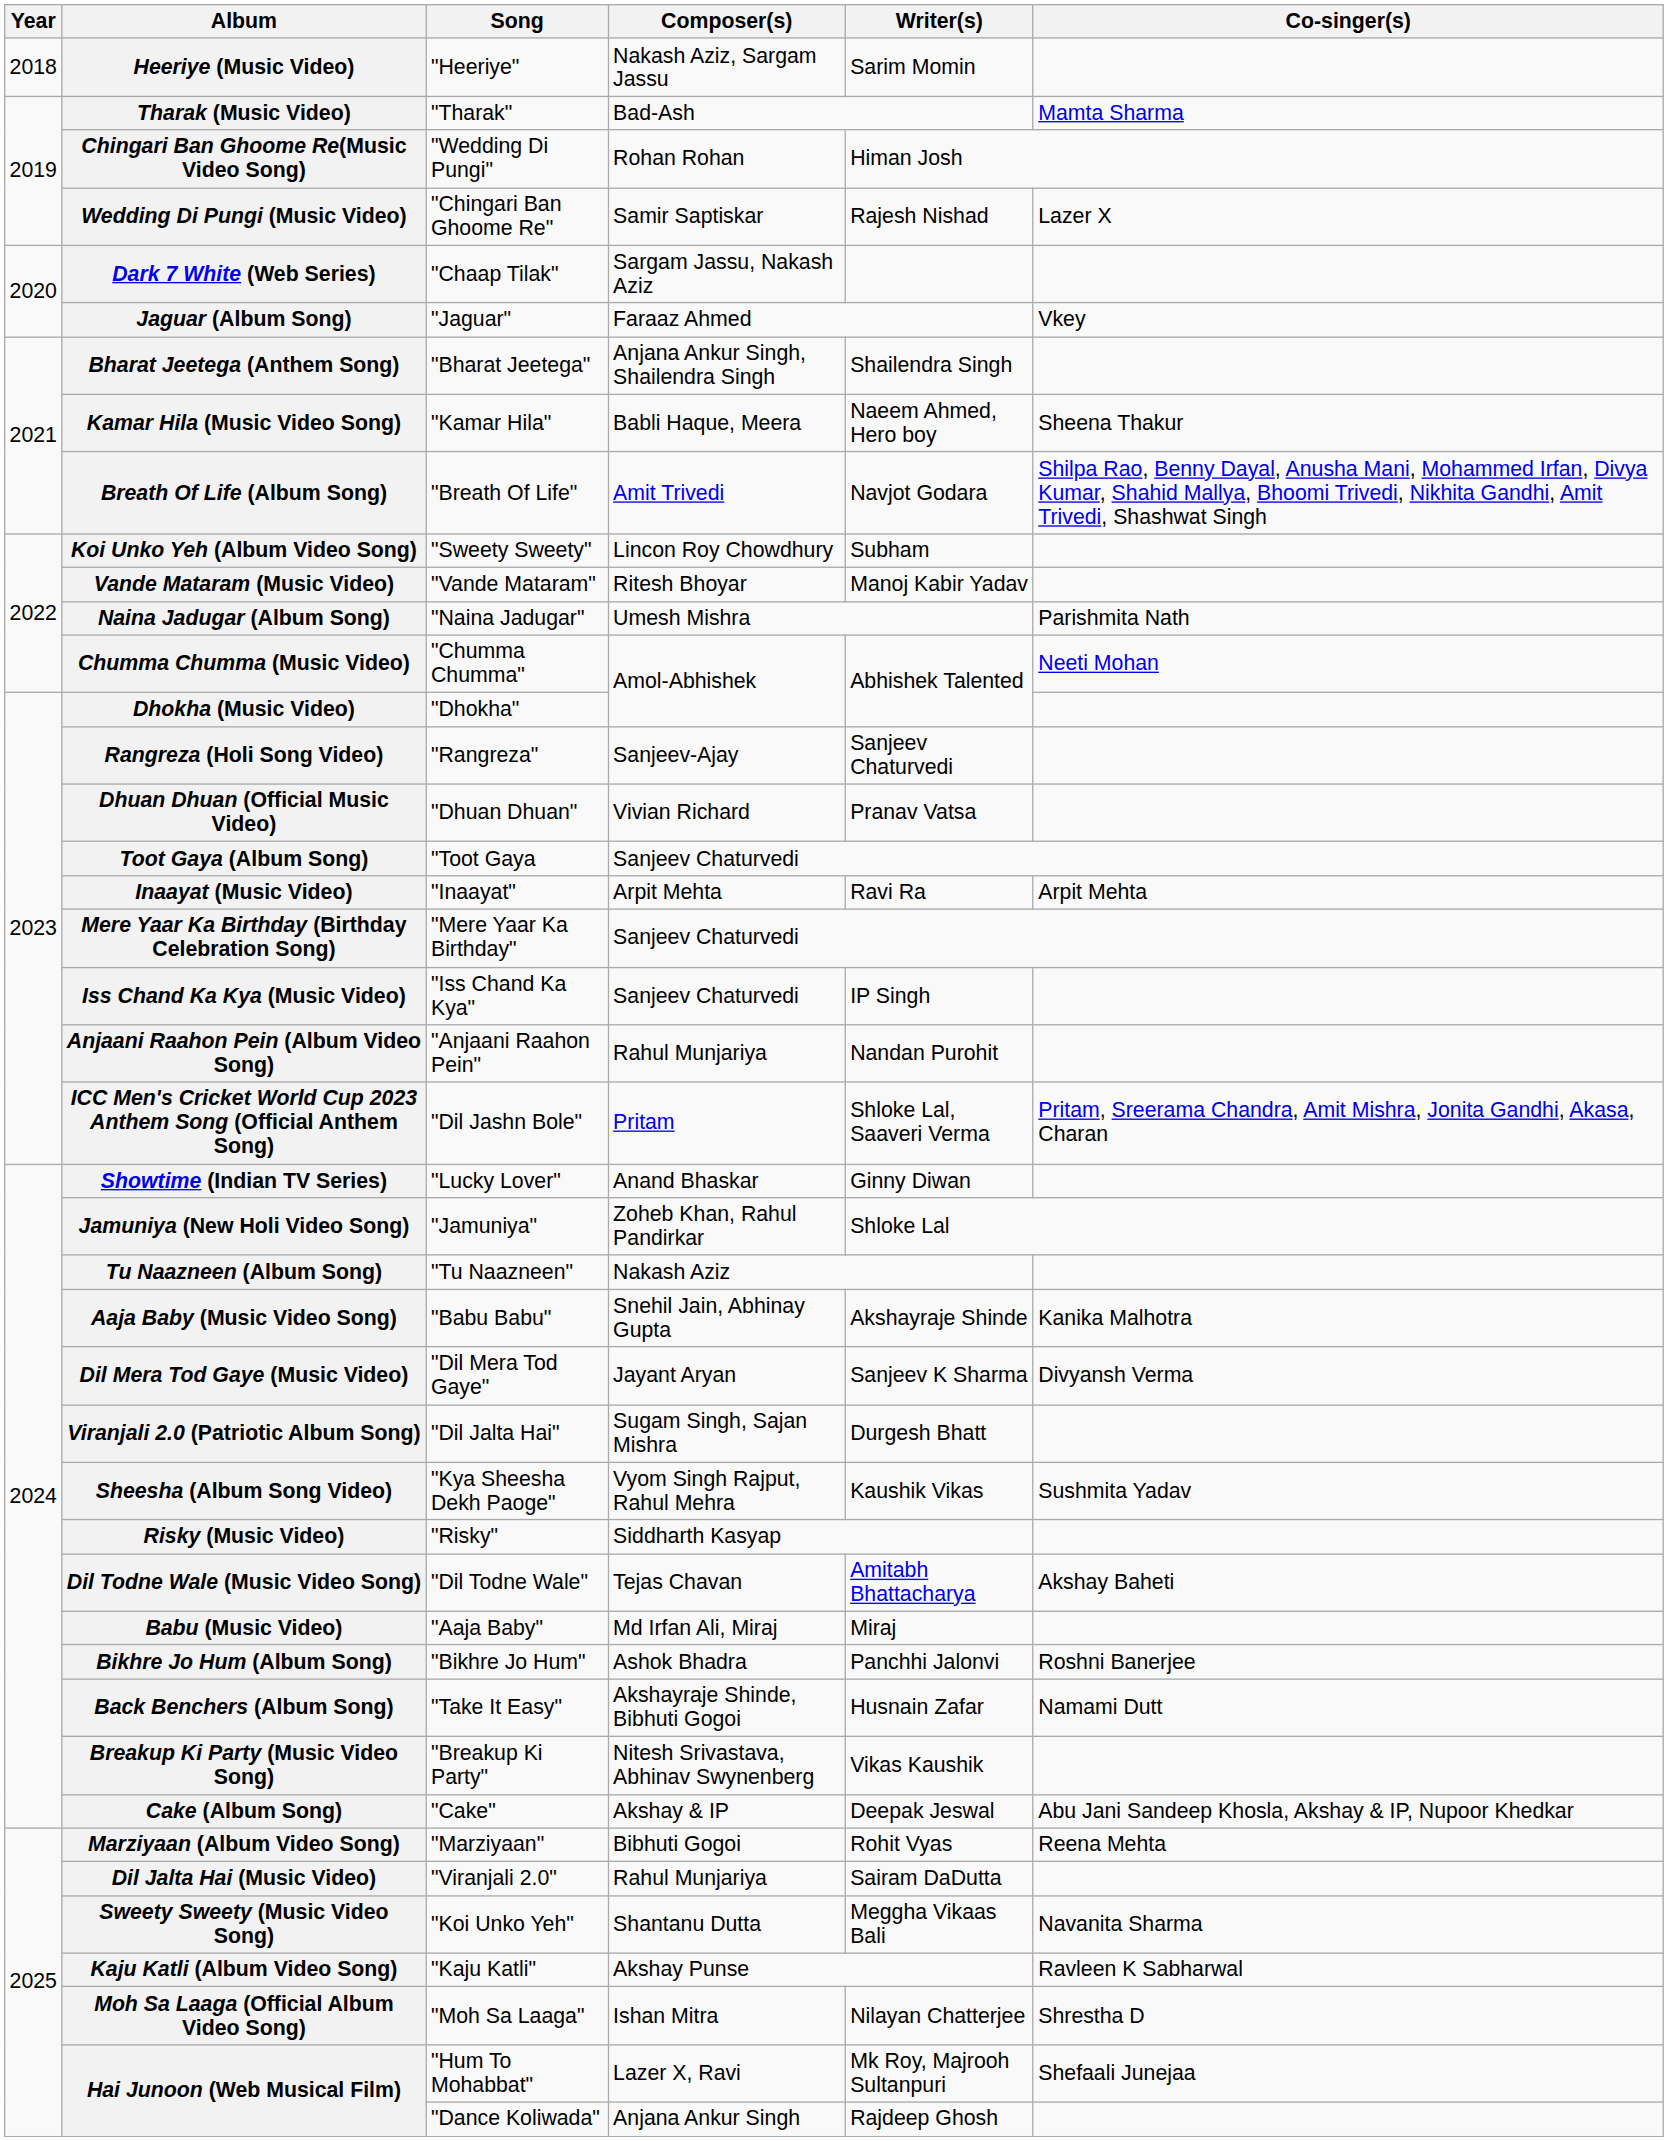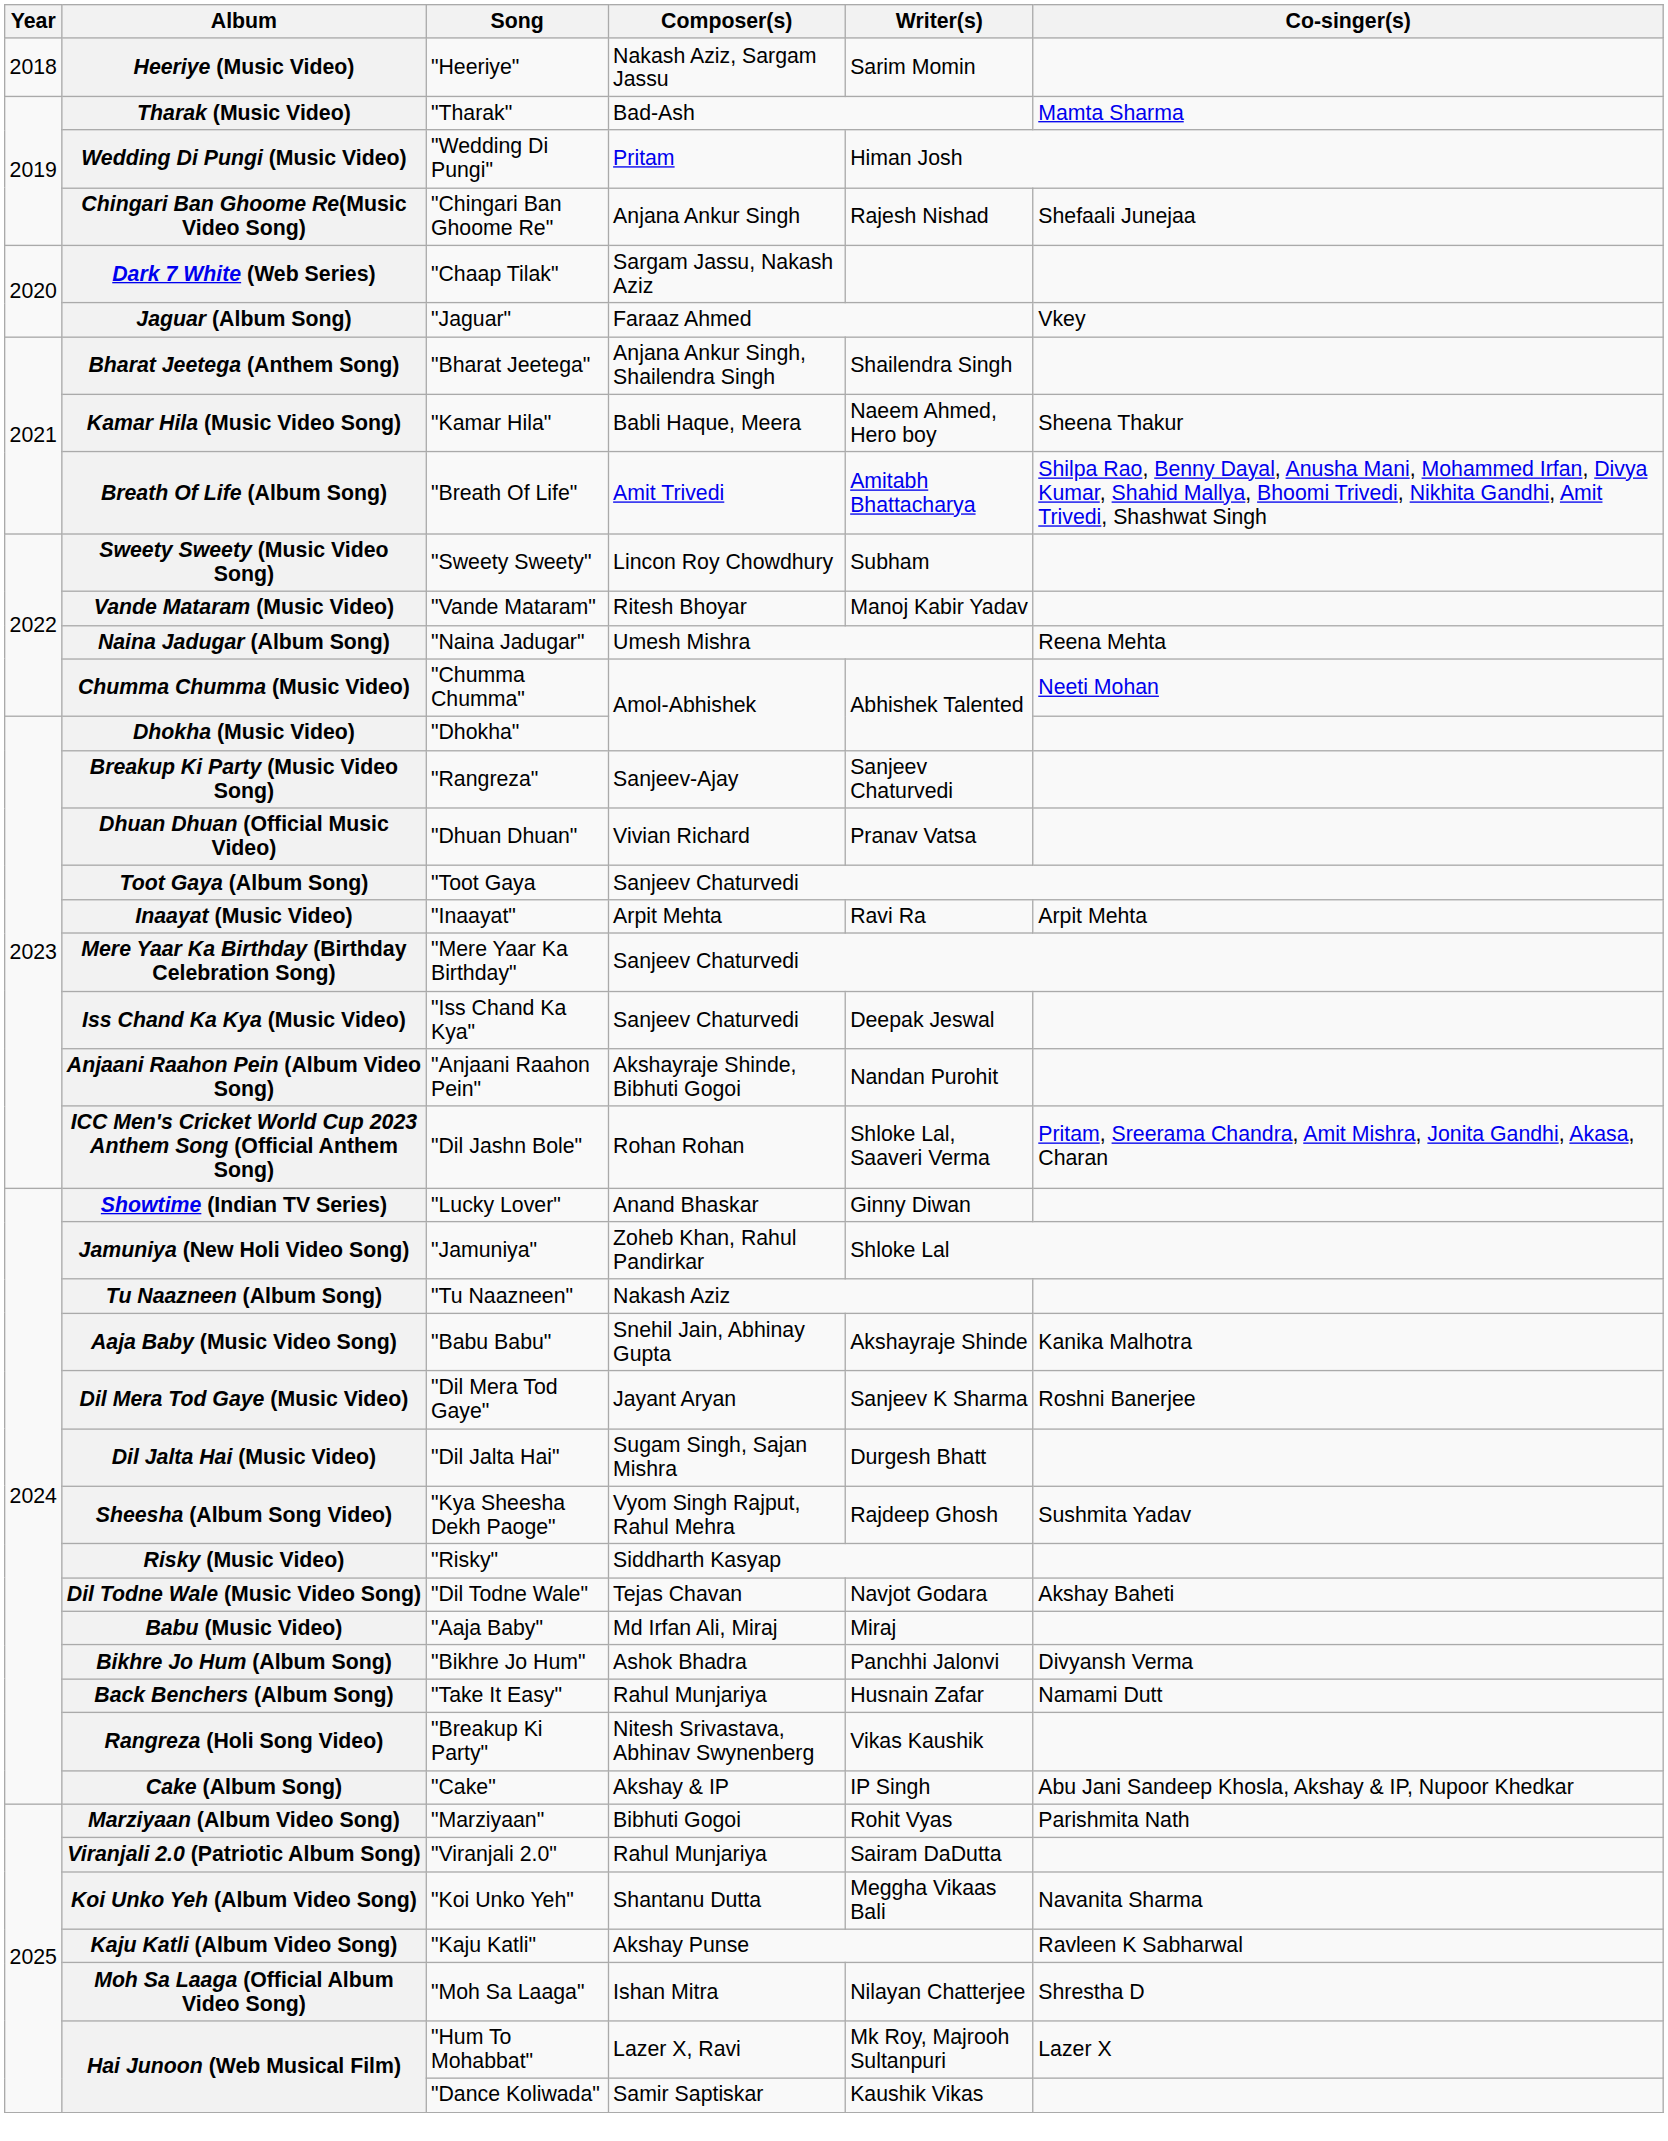(244, 158) Chingari Ban Ghoome Re(Music Video Song) -> (244, 158) Wedding Di Pungi (Music Video)
(679, 158) Rohan Rohan -> (644, 158) Pritam
(244, 216) Wedding Di Pungi (Music Video) -> (244, 216) Chingari Ban Ghoome Re(Music Video Song)
(688, 216) Samir Saptiskar -> (707, 216) Anjana Ankur Singh
(1075, 216) Lazer X -> (1117, 216) Shefaali Junejaa
(919, 492) Navjot Godara -> (913, 492) Amitabh Bhattacharya
(244, 550) Koi Unko Yeh (Album Video Song) -> (244, 562) Sweety Sweety (Music Video Song)
(1114, 617) Parishmita Nath -> (1102, 641) Reena Mehta
(244, 755) Rangreza (Holi Song Video) -> (244, 778) Breakup Ki Party (Music Video Song)
(890, 995) IP Singh -> (922, 1019) Deepak Jeswal
(690, 1053) Rahul Munjariya -> (705, 1077) Akshayraje Shinde, Bibhuti Gogoi
(644, 1122) Pritam -> (679, 1146) Rohan Rohan
(1116, 1375) Divyansh Verma -> (1117, 1399) Roshni Banerjee
(244, 1433) Viranjali 2.0 (Patriotic Album Song) -> (244, 1457) Dil Jalta Hai (Music Video)
(917, 1490) Kaushik Vikas -> (924, 1514) Rajdeep Ghosh
(913, 1582) Amitabh Bhattacharya -> (919, 1594) Navjot Godara
(1117, 1661) Roshni Banerjee -> (1116, 1661) Divyansh Verma
(705, 1707) Akshayraje Shinde, Bibhuti Gogoi -> (690, 1695) Rahul Munjariya
(244, 1765) Breakup Ki Party (Music Video Song) -> (244, 1741) Rangreza (Holi Song Video)
(922, 1810) Deepak Jeswal -> (890, 1786) IP Singh
(1102, 1844) Reena Mehta -> (1114, 1820) Parishmita Nath
(244, 1878) Dil Jalta Hai (Music Video) -> (244, 1854) Viranjali 2.0 (Patriotic Album Song)
(244, 1924) Sweety Sweety (Music Video Song) -> (244, 1900) Koi Unko Yeh (Album Video Song)
(1117, 2073) Shefaali Junejaa -> (1075, 2049) Lazer X
(707, 2118) Anjana Ankur Singh -> (688, 2095) Samir Saptiskar
(924, 2118) Rajdeep Ghosh -> (917, 2095) Kaushik Vikas
